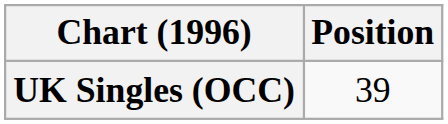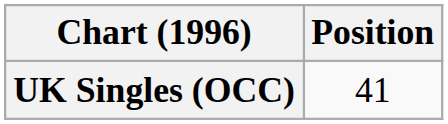(373, 89) 39 -> (373, 89) 41
